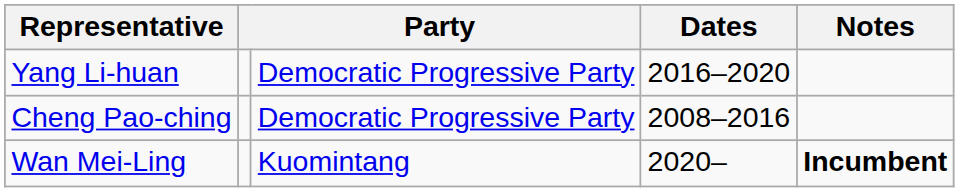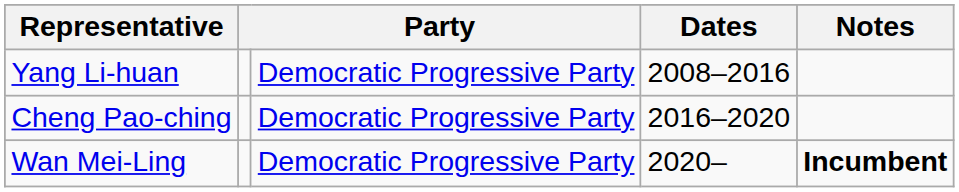(719, 72) 2016–2020 -> (719, 72) 2008–2016
(719, 117) 2008–2016 -> (719, 117) 2016–2020
(334, 162) Kuomintang -> (446, 162) Democratic Progressive Party
